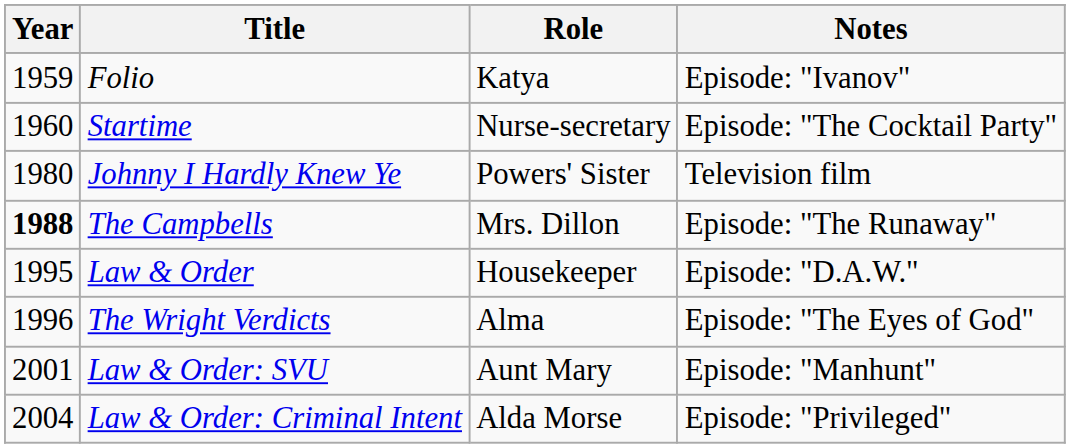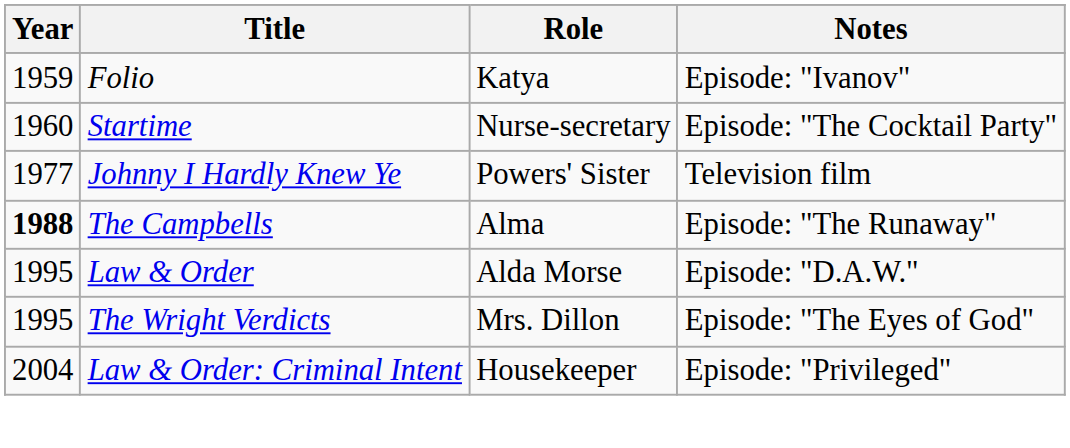(43, 175) 1980 -> (43, 175) 1977
(548, 223) Mrs. Dillon -> (510, 223) Alma
(556, 272) Housekeeper -> (549, 272) Alda Morse
(43, 321) 1996 -> (43, 321) 1995
(510, 321) Alma -> (548, 321) Mrs. Dillon
- row: (208, 369)
(549, 418) Alda Morse -> (556, 369) Housekeeper
